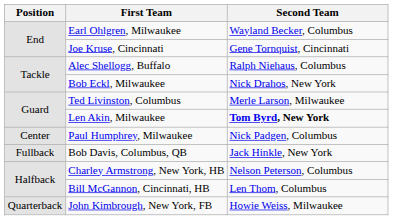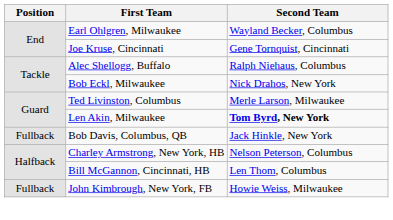- row: (130, 135)
(35, 205) Quarterback -> (35, 188) Fullback
